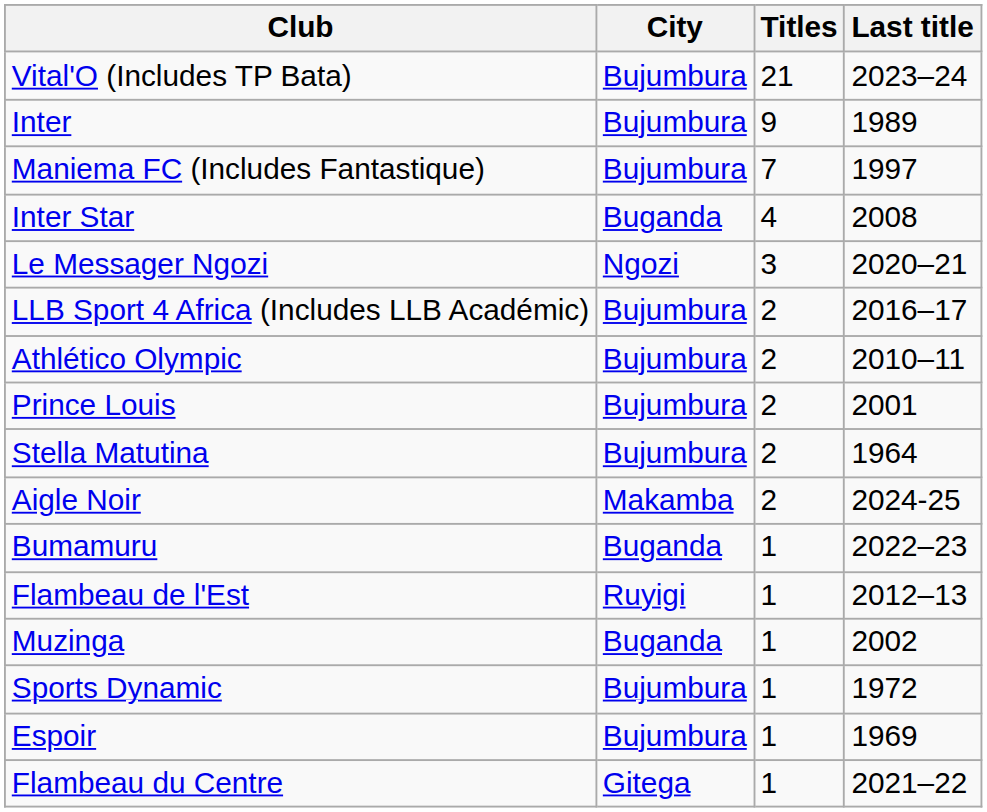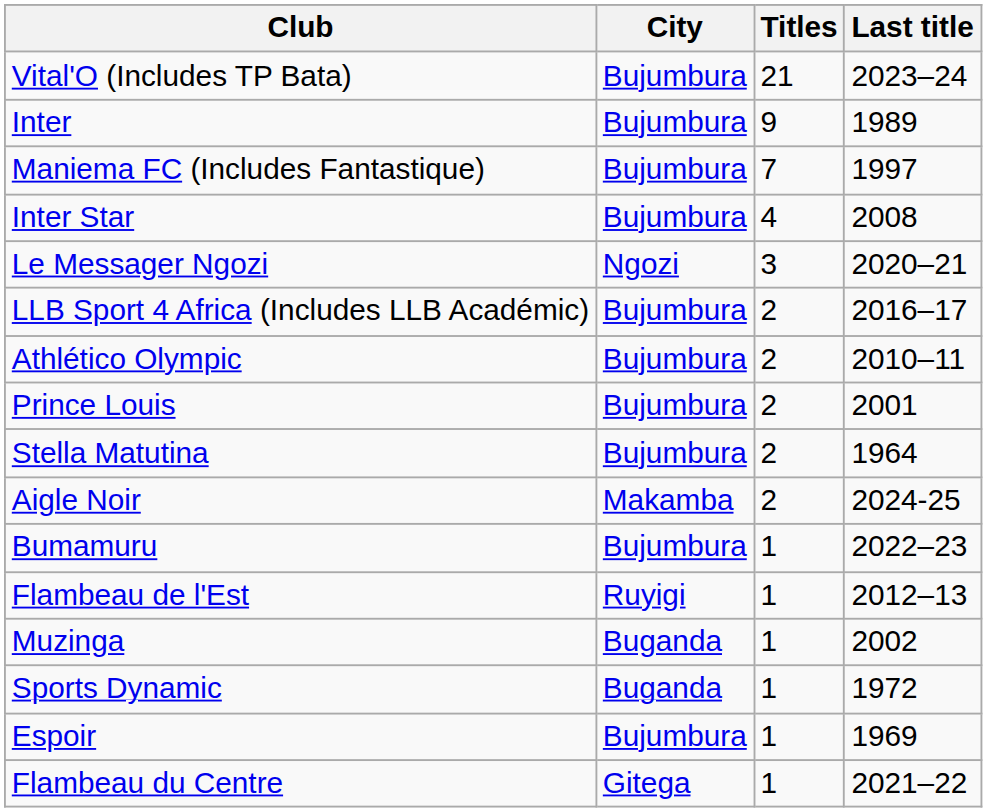(662, 216) Buganda -> (675, 216) Bujumbura
(662, 547) Buganda -> (675, 547) Bujumbura
(675, 688) Bujumbura -> (662, 688) Buganda
